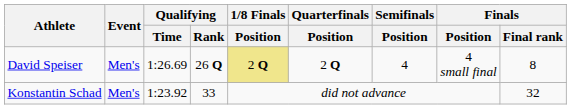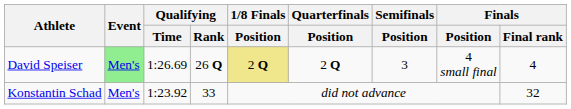(124, 64) no background -> (124, 64) lightgreen background
(405, 64) 4 -> (405, 64) 3
(533, 64) 8 -> (533, 64) 4
